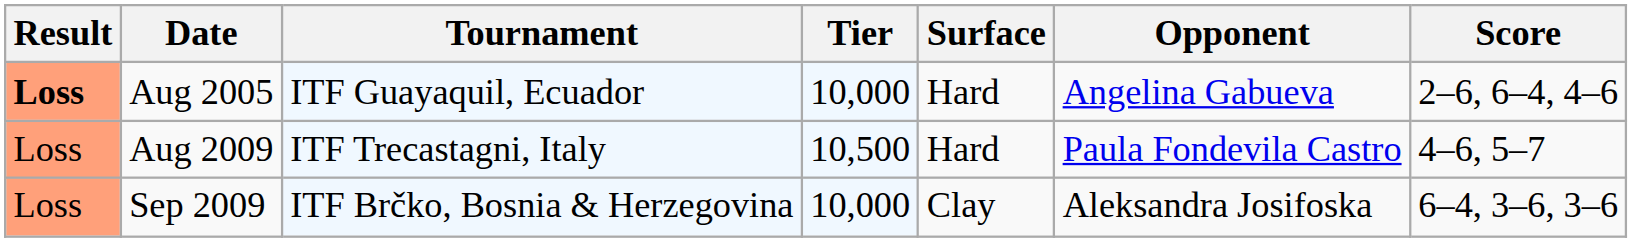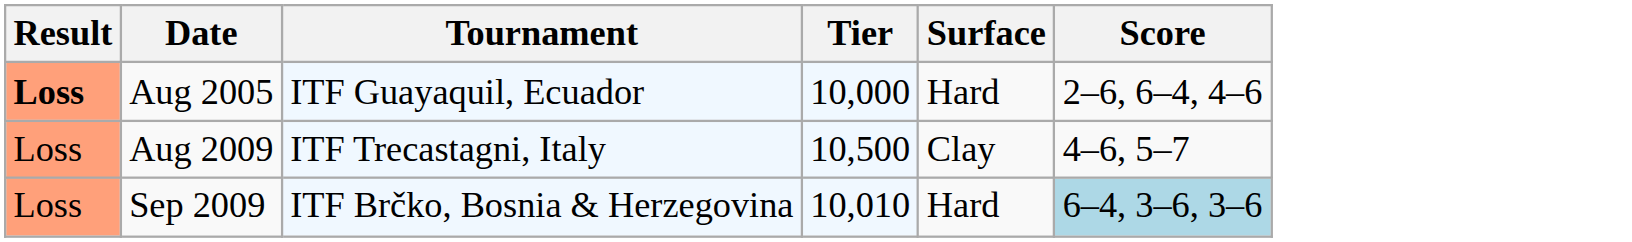- column: (1232, 33)
(963, 148) Hard -> (961, 148) Clay
(860, 206) 10,000 -> (860, 206) 10,010
(961, 206) Clay -> (963, 206) Hard
(1518, 206) no background -> (1163, 206) lightblue background
